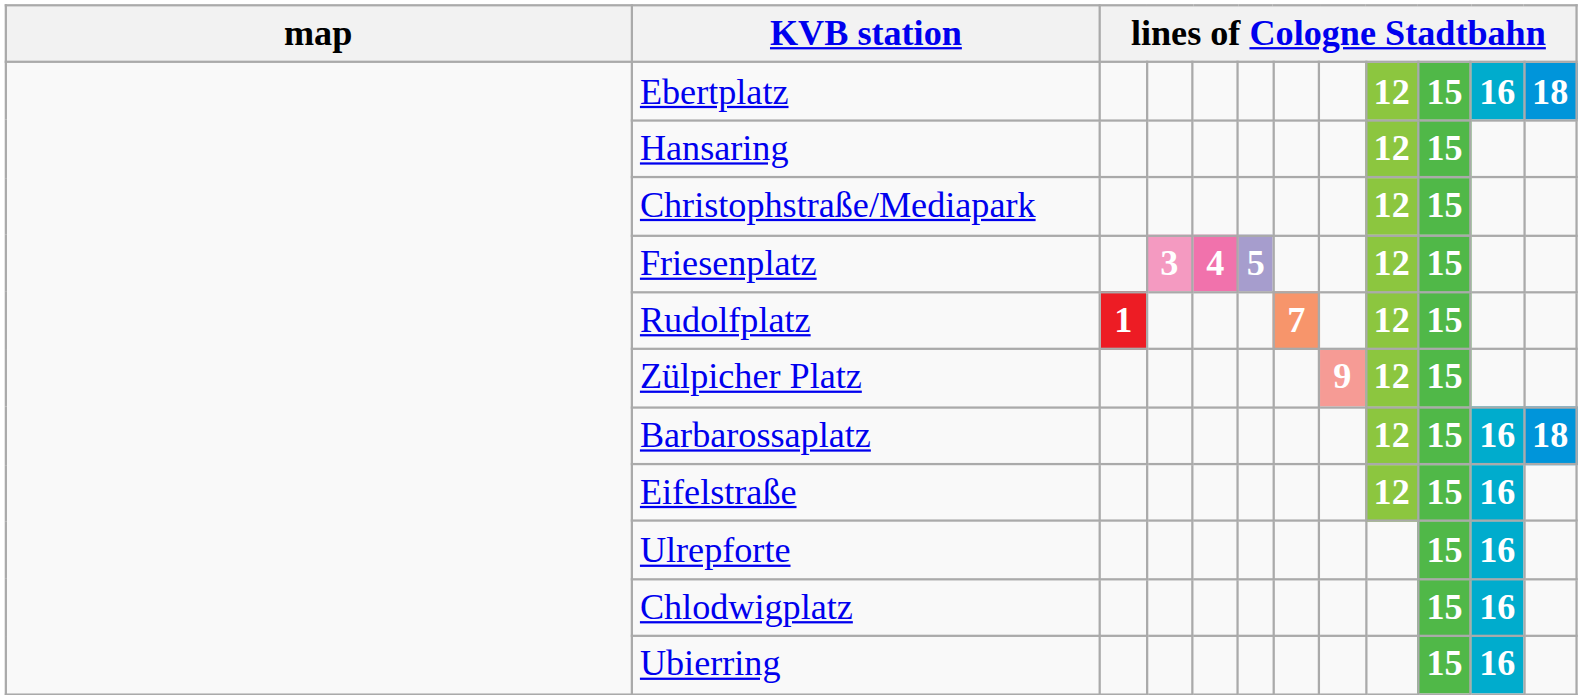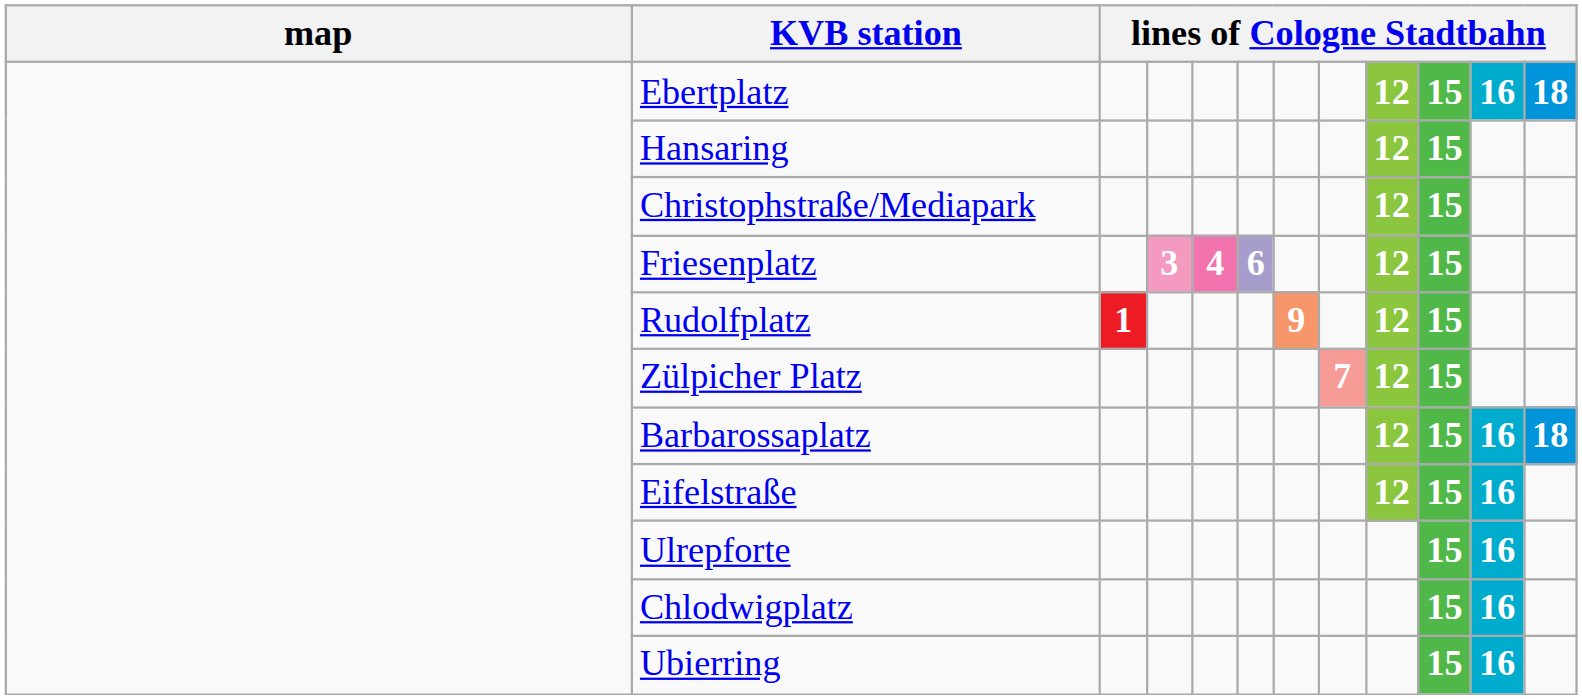(1256, 262) 5 -> (1256, 262) 6
(1296, 320) 7 -> (1296, 320) 9
(1342, 377) 9 -> (1342, 377) 7
